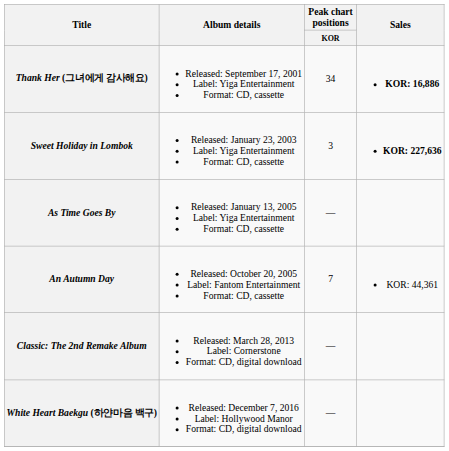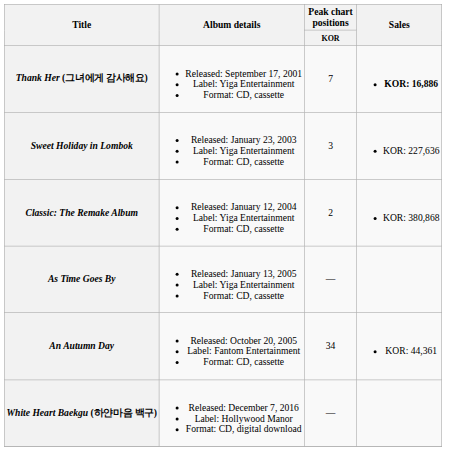(331, 79) 34 -> (331, 79) 7
(400, 151) bold -> (399, 151) normal
+ row: (82, 212)
(331, 279) 7 -> (331, 346) 34
- row: (82, 346)
